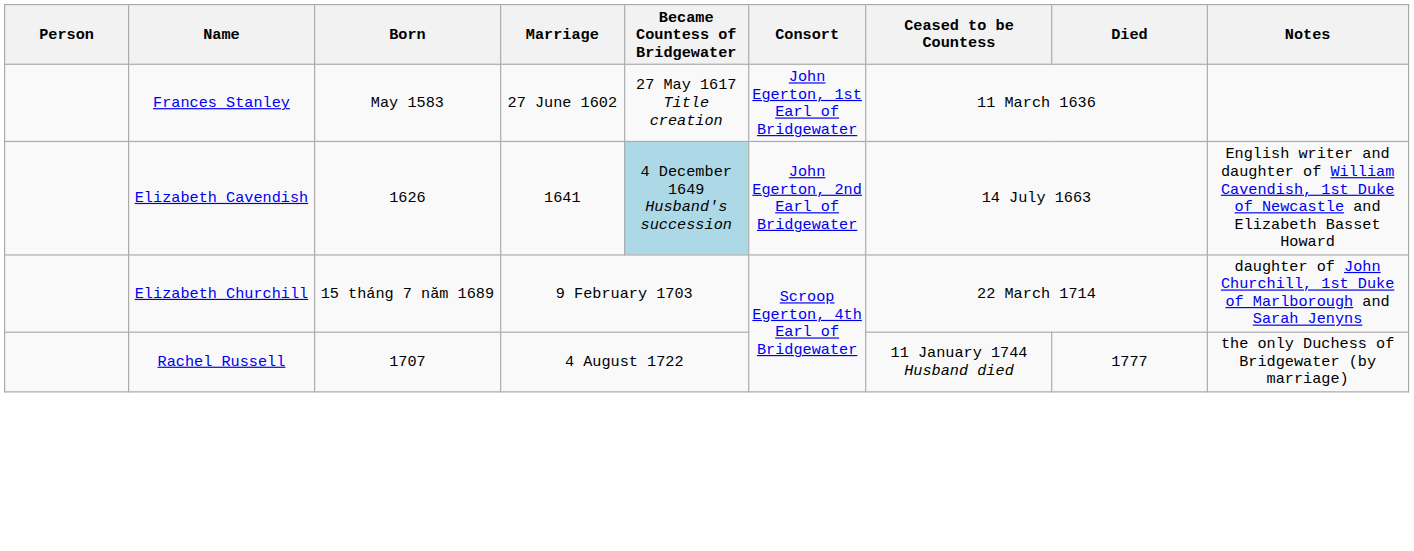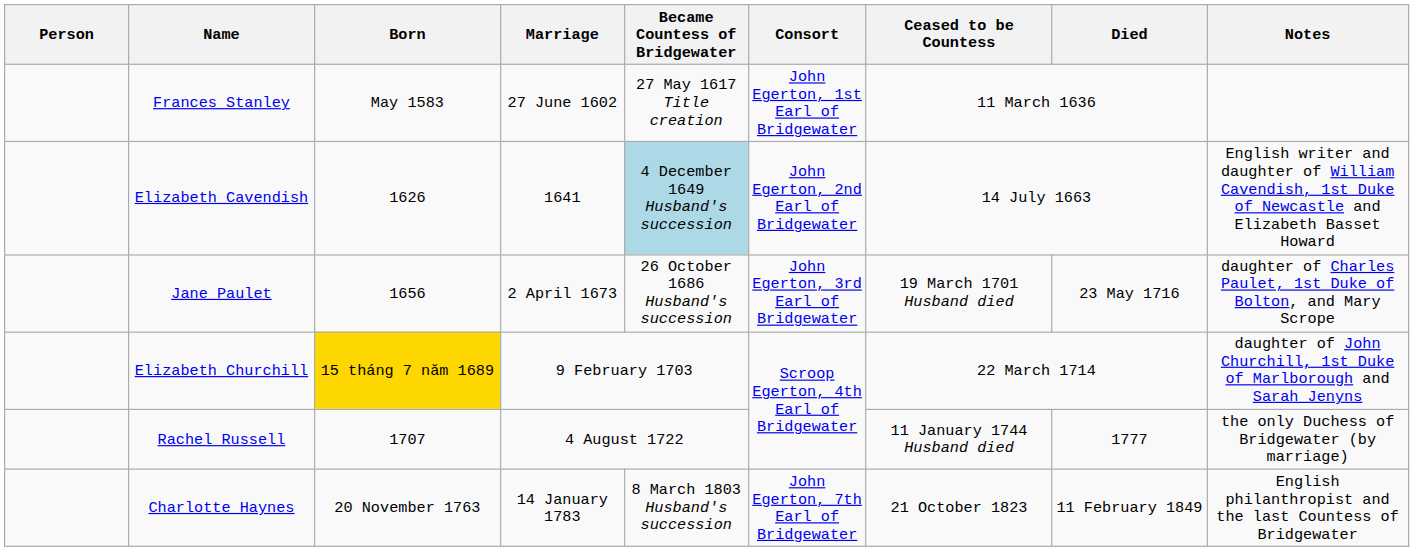+ row: (221, 293)
(407, 293) no background -> (407, 371) gold background
+ row: (221, 508)
